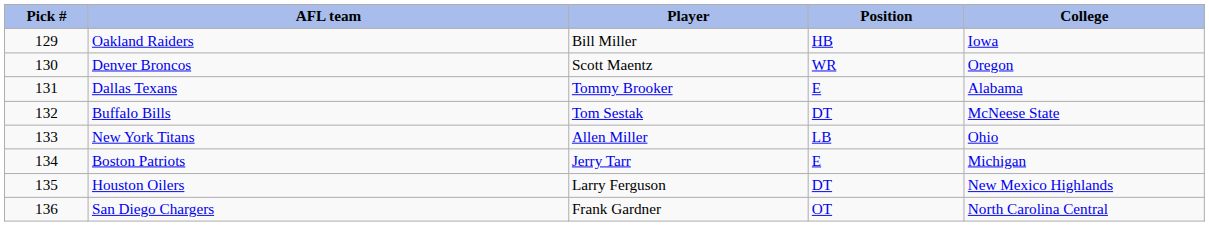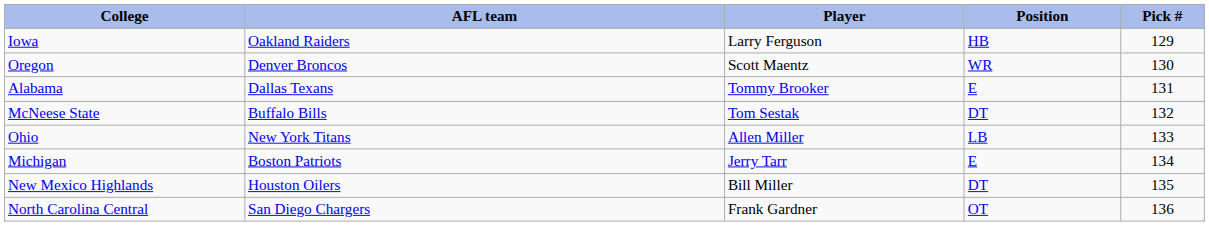columns swapped: (46, 16) <-> (1084, 16)
(604, 40) Bill Miller -> (775, 40) Larry Ferguson
(619, 185) Larry Ferguson -> (760, 185) Bill Miller
